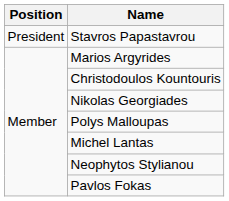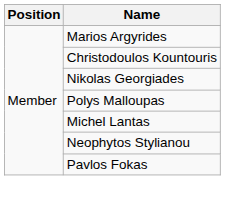- row: (133, 36)
